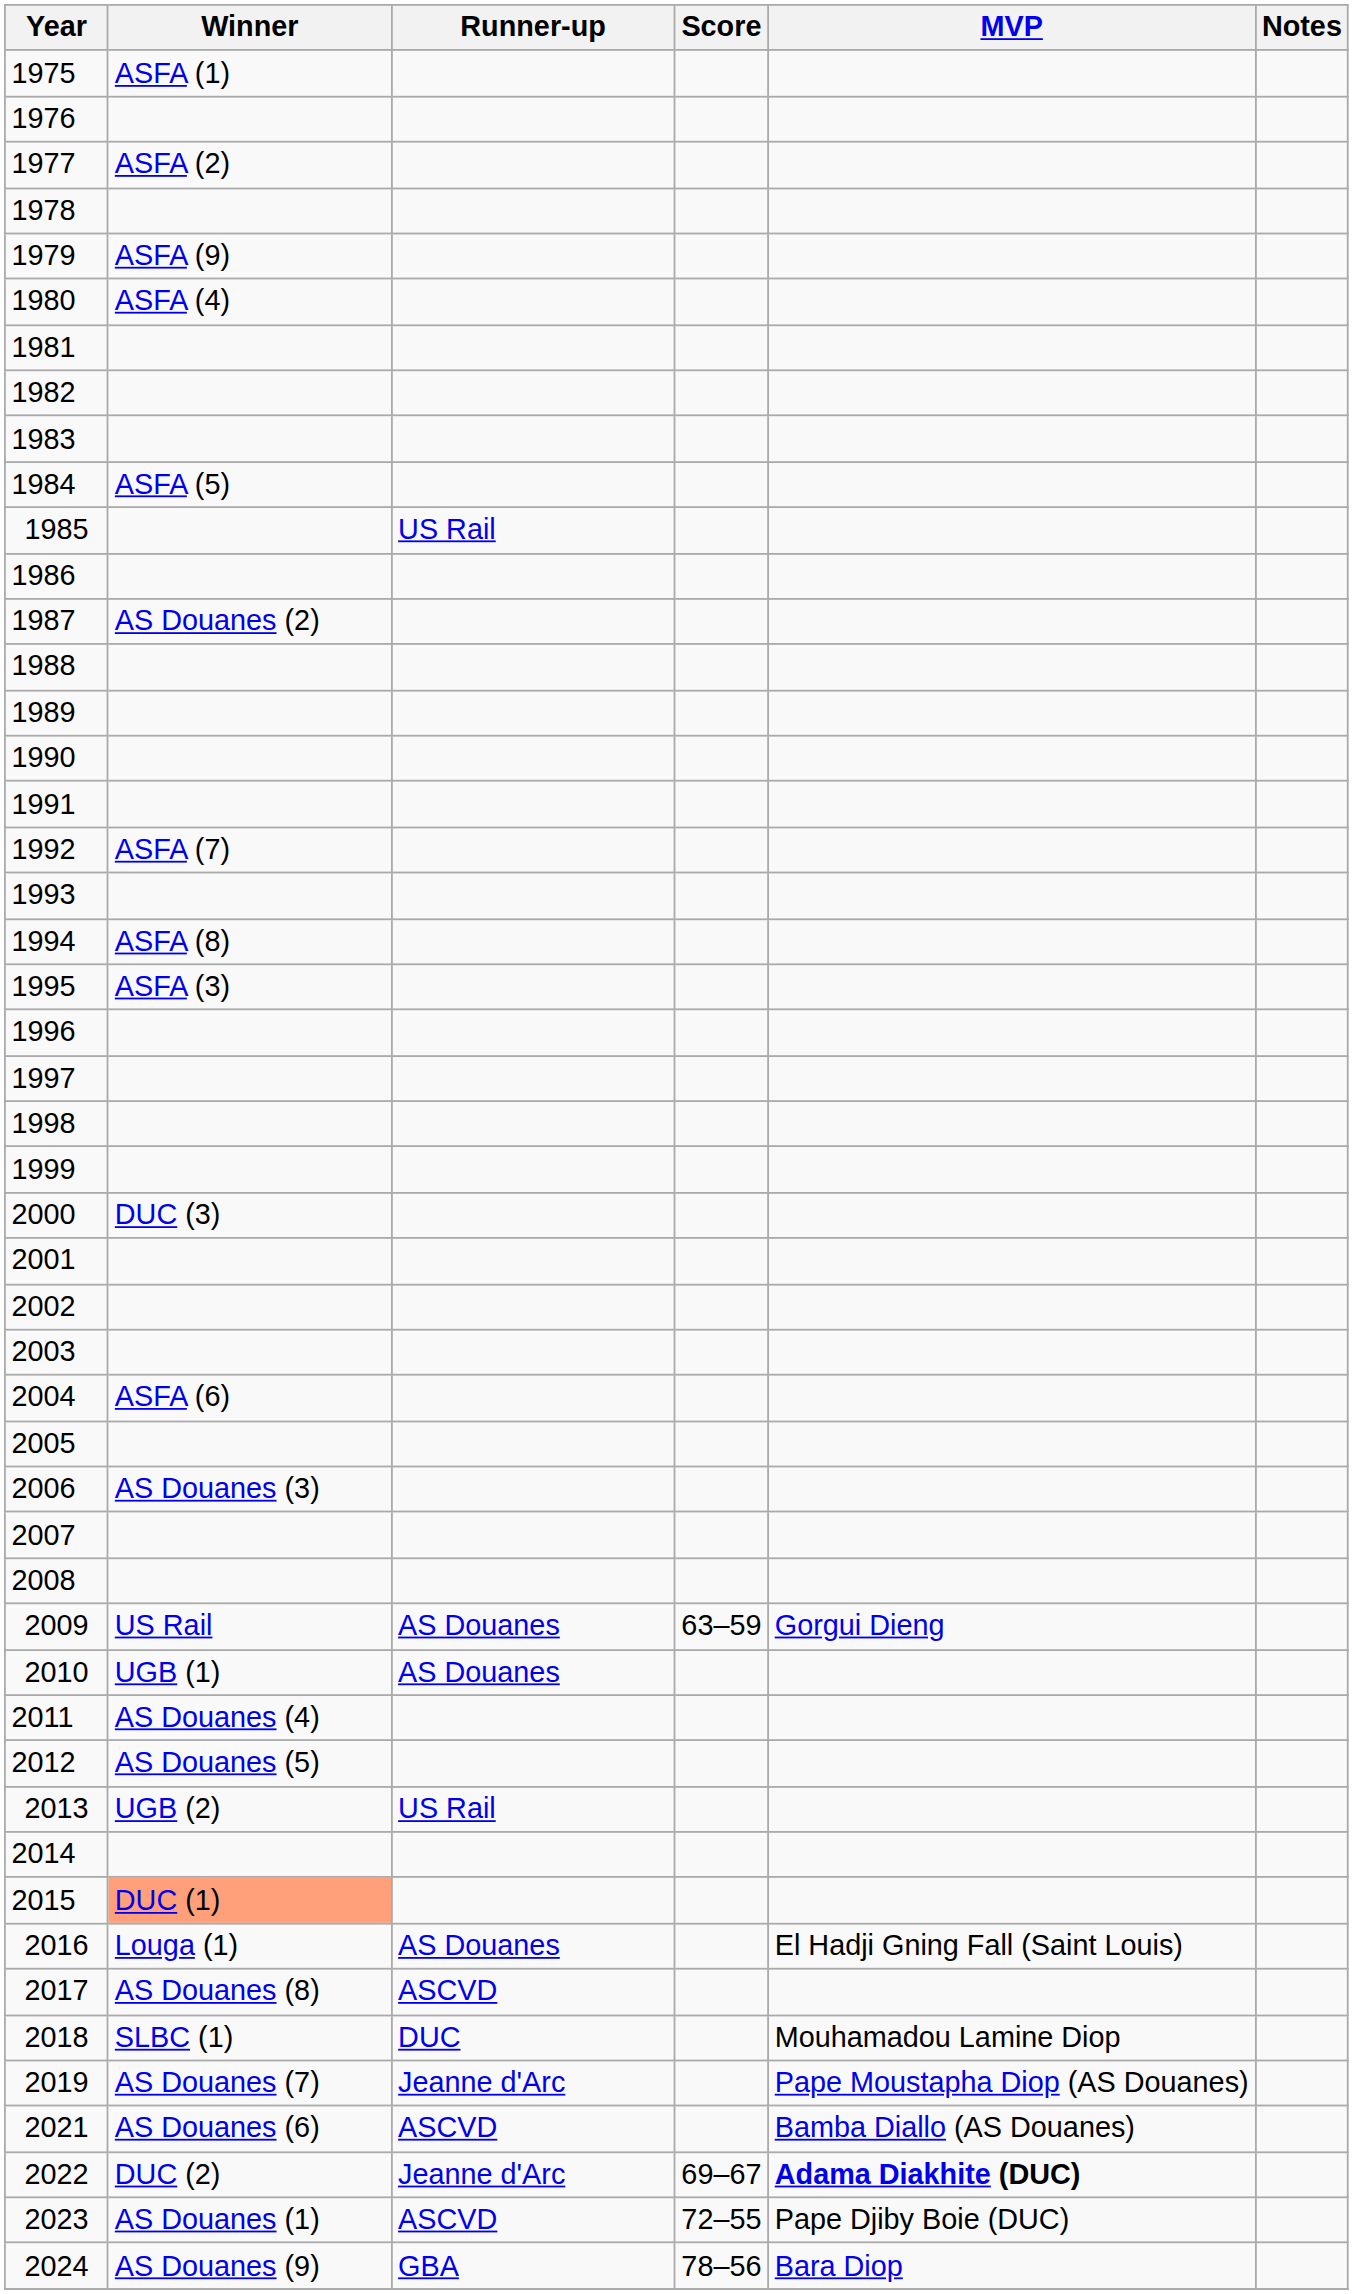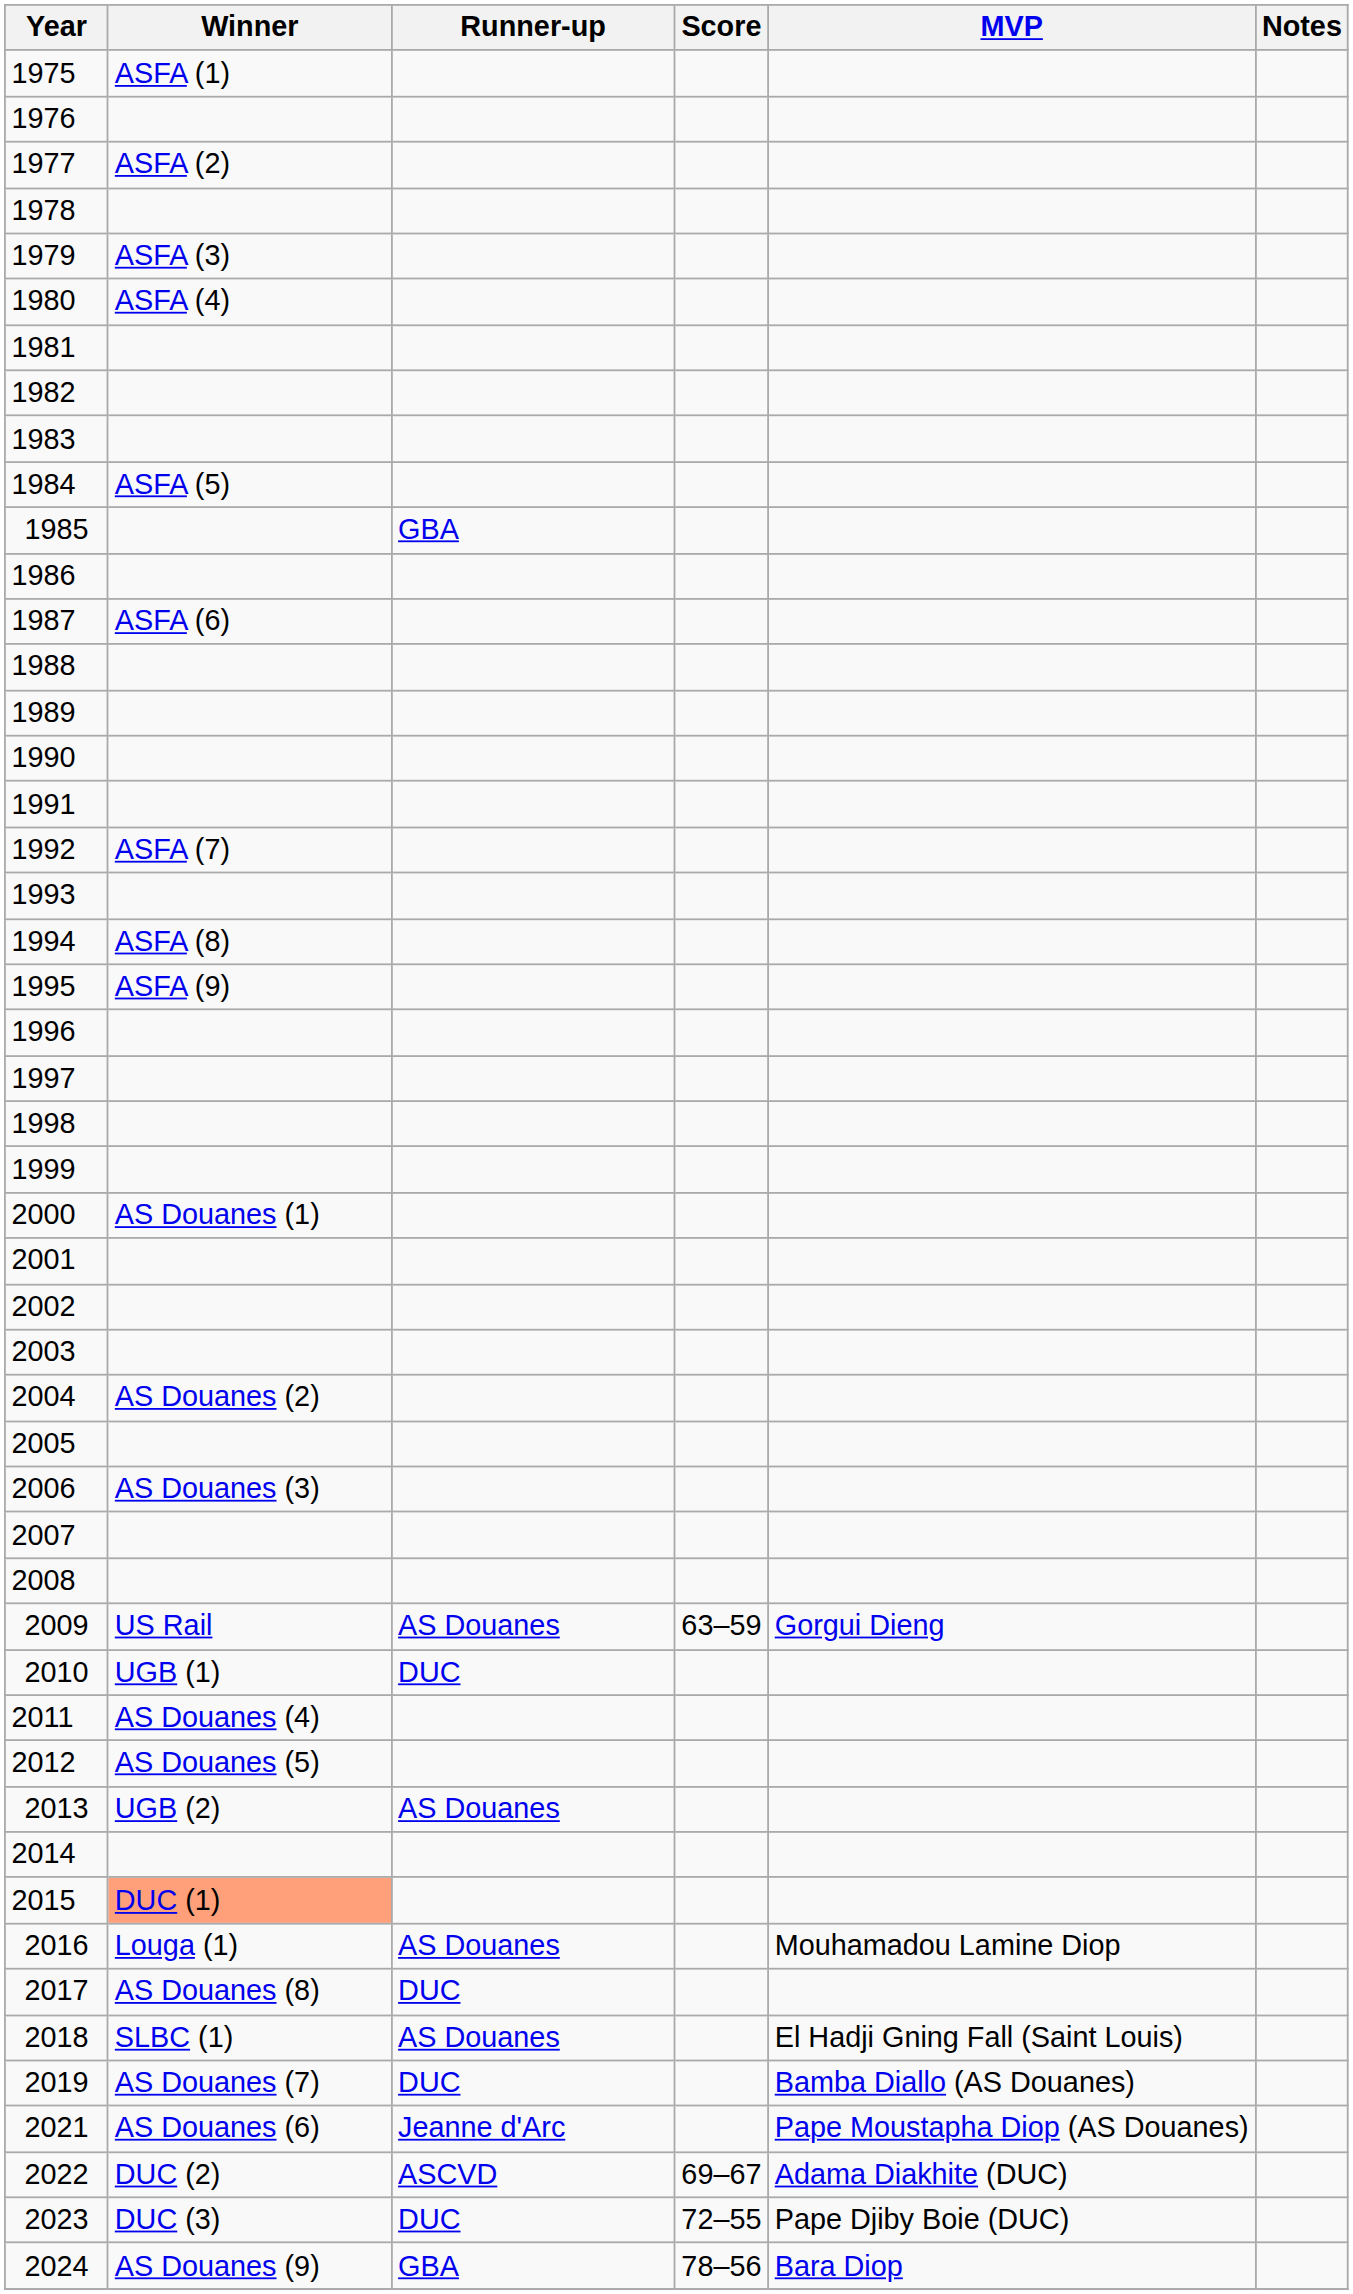(172, 255) ASFA (9) -> (172, 255) ASFA (3)
(447, 529) US Rail -> (429, 529) GBA
(217, 621) AS Douanes (2) -> (172, 621) ASFA (6)
(172, 986) ASFA (3) -> (172, 986) ASFA (9)
(168, 1214) DUC (3) -> (217, 1214) AS Douanes (1)
(172, 1397) ASFA (6) -> (217, 1397) AS Douanes (2)
(479, 1671) AS Douanes -> (429, 1671) DUC
(447, 1808) US Rail -> (479, 1808) AS Douanes
(979, 1945) El Hadji Gning Fall (Saint Louis) -> (948, 1945) Mouhamadou Lamine Diop
(448, 1991) ASCVD -> (429, 1991) DUC
(429, 2037) DUC -> (479, 2037) AS Douanes
(948, 2037) Mouhamadou Lamine Diop -> (979, 2037) El Hadji Gning Fall (Saint Louis)
(482, 2082) Jeanne d'Arc -> (429, 2082) DUC
(1012, 2082) Pape Moustapha Diop (AS Douanes) -> (955, 2082) Bamba Diallo (AS Douanes)
(448, 2128) ASCVD -> (482, 2128) Jeanne d'Arc
(955, 2128) Bamba Diallo (AS Douanes) -> (1012, 2128) Pape Moustapha Diop (AS Douanes)
(482, 2174) Jeanne d'Arc -> (448, 2174) ASCVD
(928, 2174) bold -> (921, 2174) normal
(217, 2219) AS Douanes (1) -> (168, 2219) DUC (3)
(448, 2219) ASCVD -> (429, 2219) DUC
